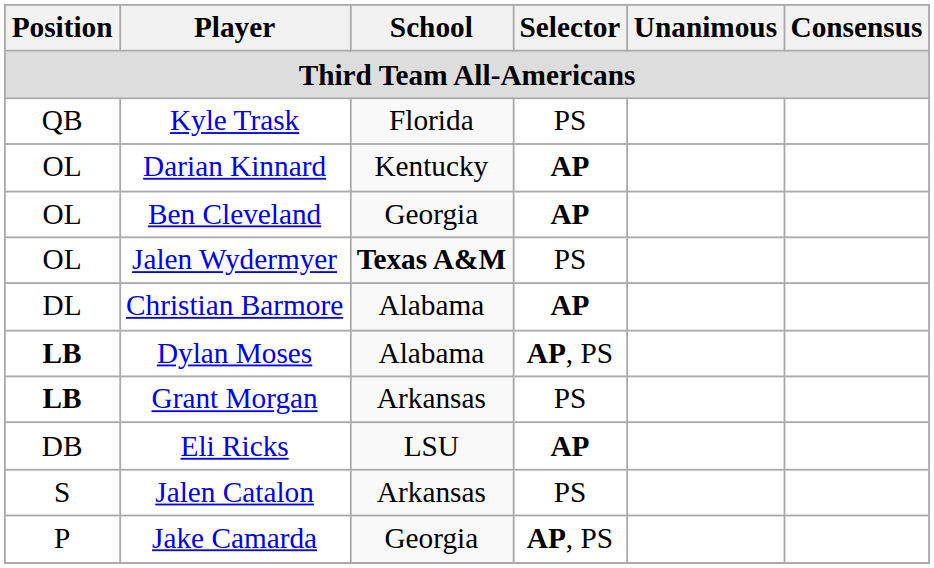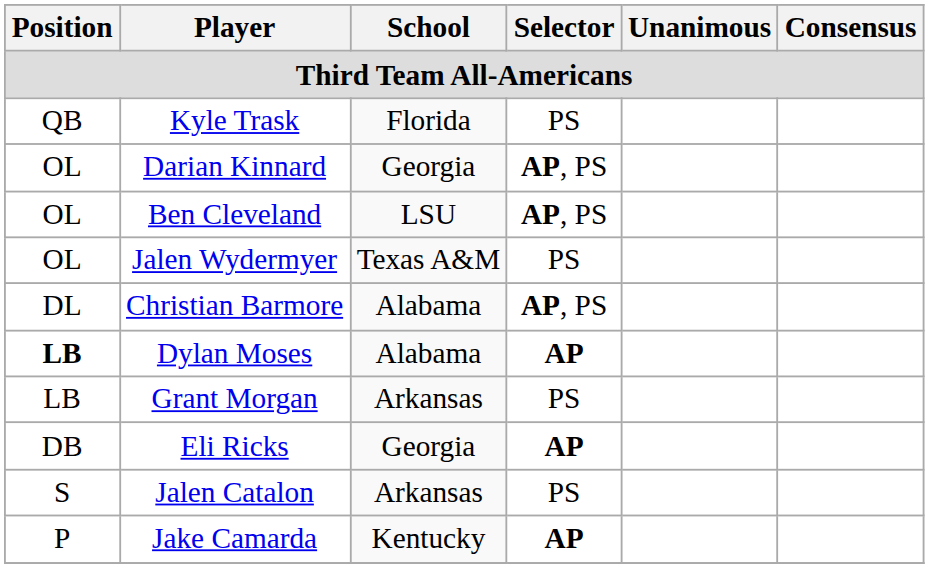(431, 167) Kentucky -> (428, 167) Georgia
(570, 167) AP -> (564, 167) AP, PS
(431, 213) Georgia -> (428, 213) LSU
(570, 213) AP -> (564, 213) AP, PS
(431, 259) bold -> (428, 259) normal
(570, 306) AP -> (564, 306) AP, PS
(570, 352) AP, PS -> (564, 352) AP
(62, 399) bold -> (62, 399) normal
(431, 445) LSU -> (428, 445) Georgia
(431, 538) Georgia -> (428, 538) Kentucky
(570, 538) AP, PS -> (564, 538) AP
